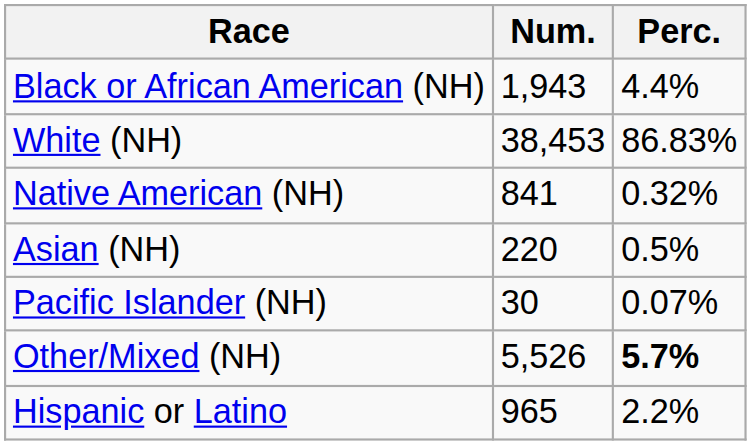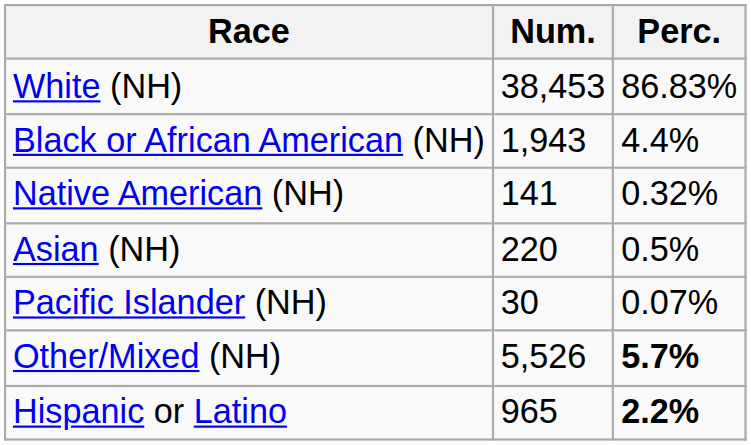rows swapped: (98, 140) <-> (249, 85)
(529, 194) 841 -> (529, 194) 141
(660, 411) normal -> (660, 411) bold
